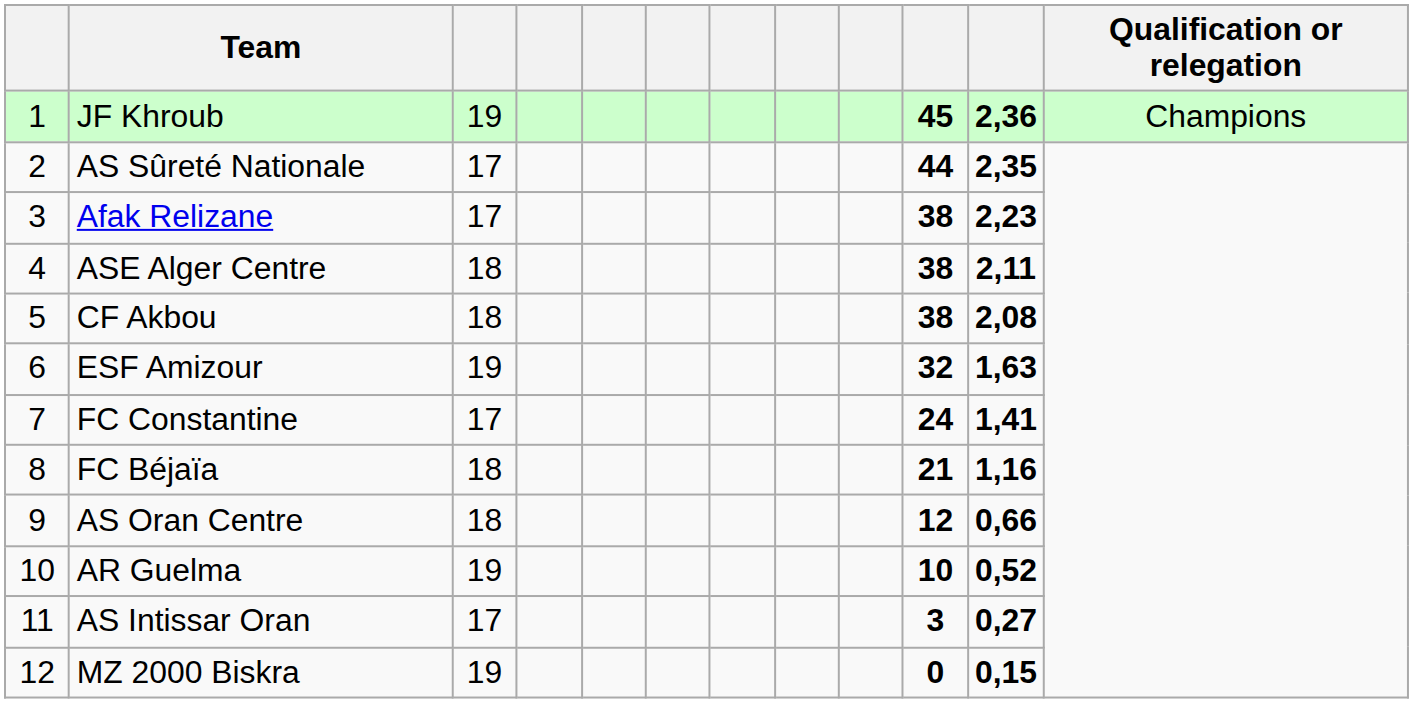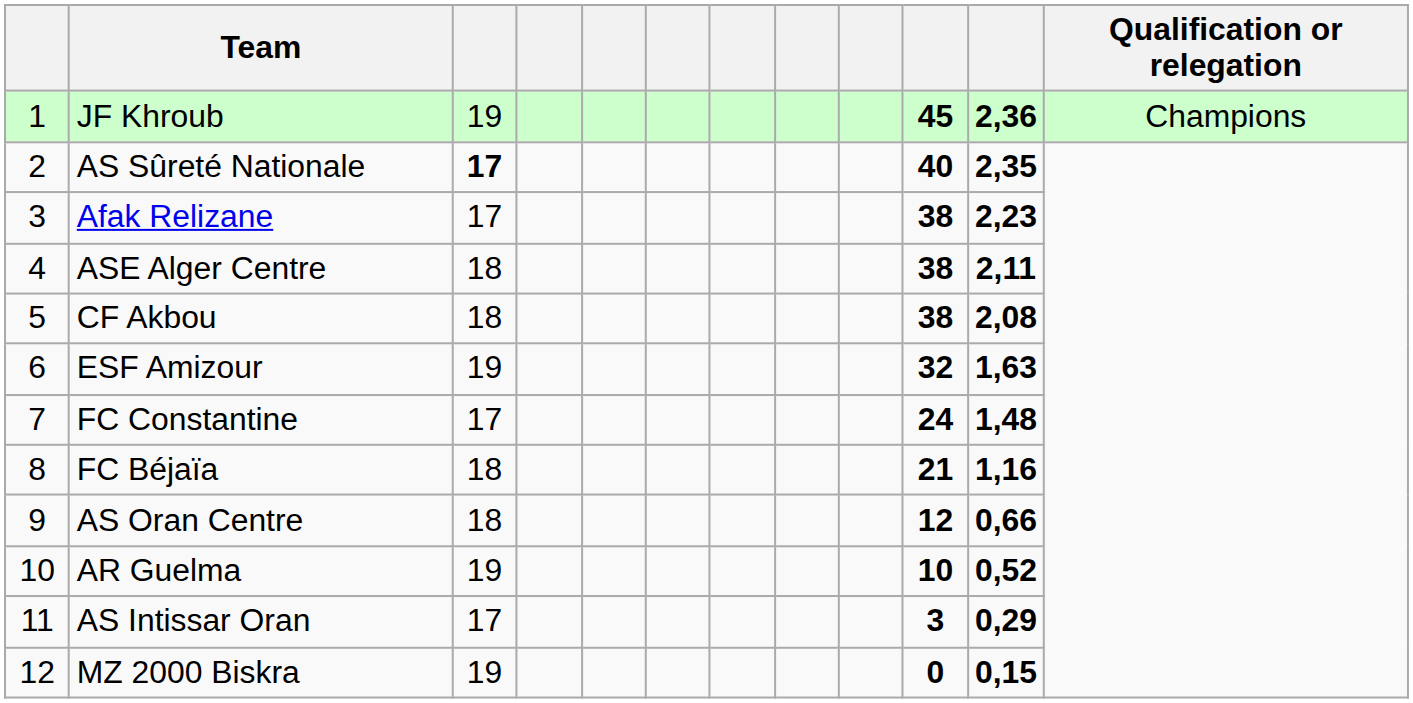(484, 166) normal -> (484, 166) bold
(935, 166) 44 -> (935, 166) 40
(1006, 419) 1,41 -> (1006, 419) 1,48
(1006, 621) 0,27 -> (1006, 621) 0,29
